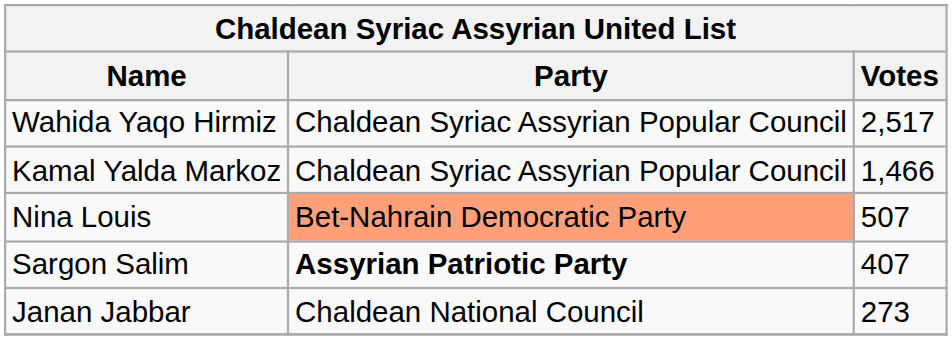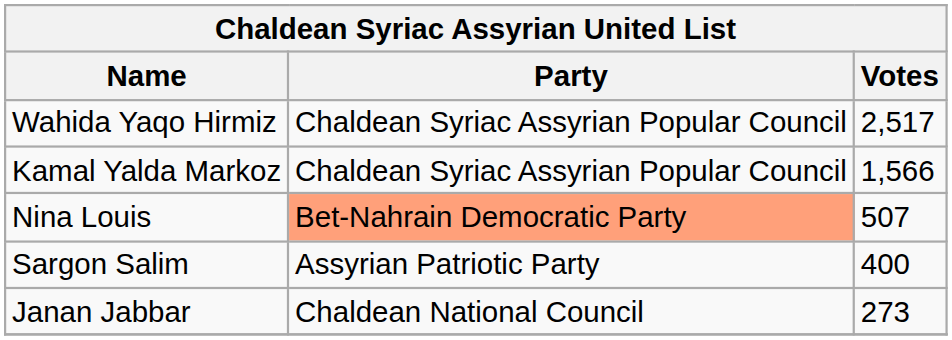(898, 170) 1,466 -> (898, 170) 1,566
(461, 264) bold -> (447, 264) normal
(885, 264) 407 -> (885, 264) 400
